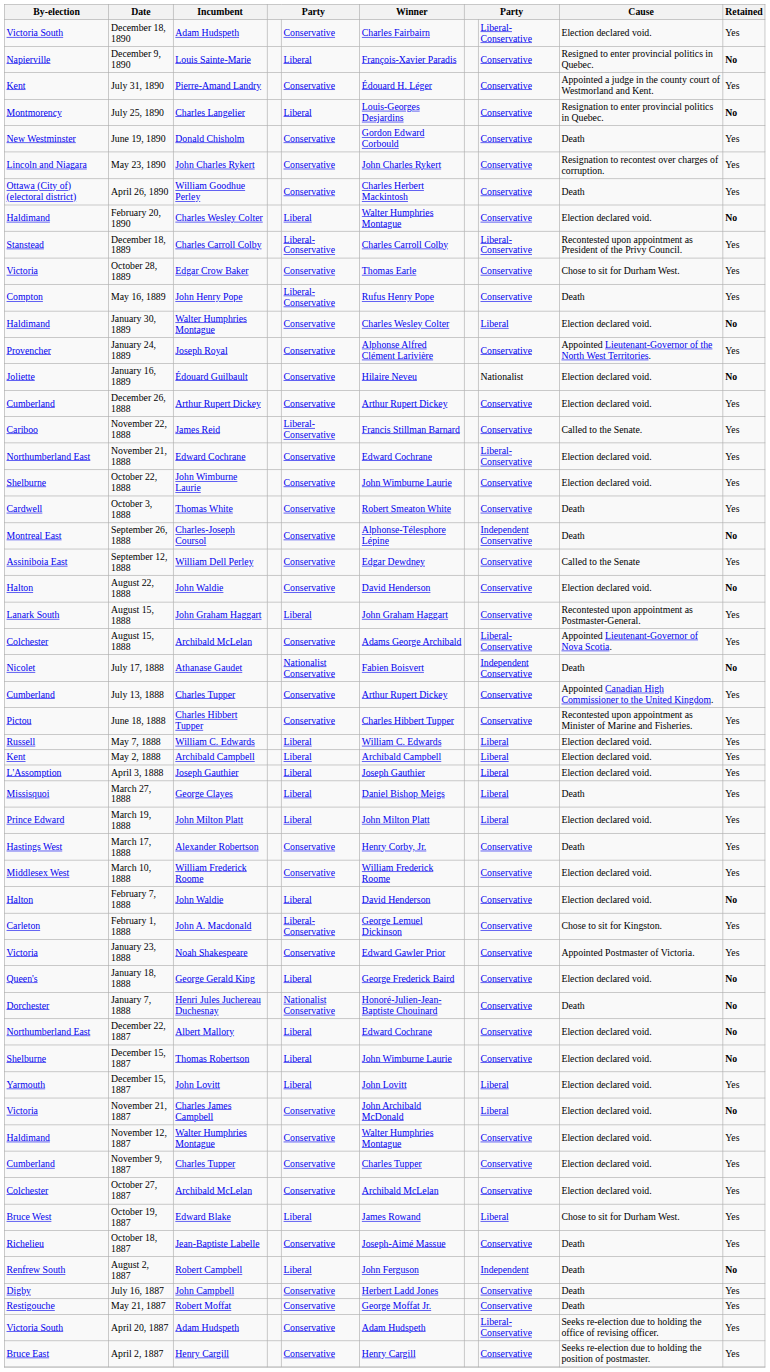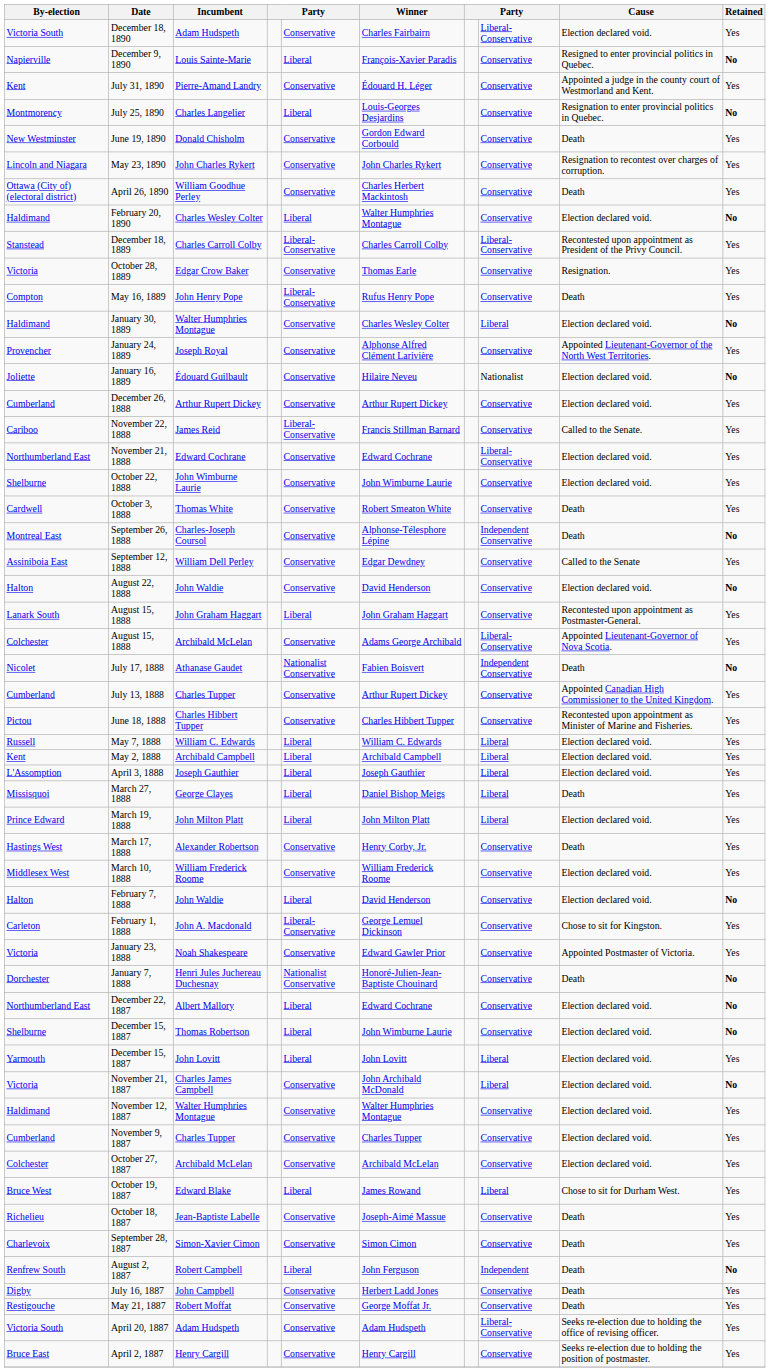(621, 271) Chose to sit for Durham West. -> (586, 271) Resignation.
- row: (134, 979)
+ row: (139, 1243)
